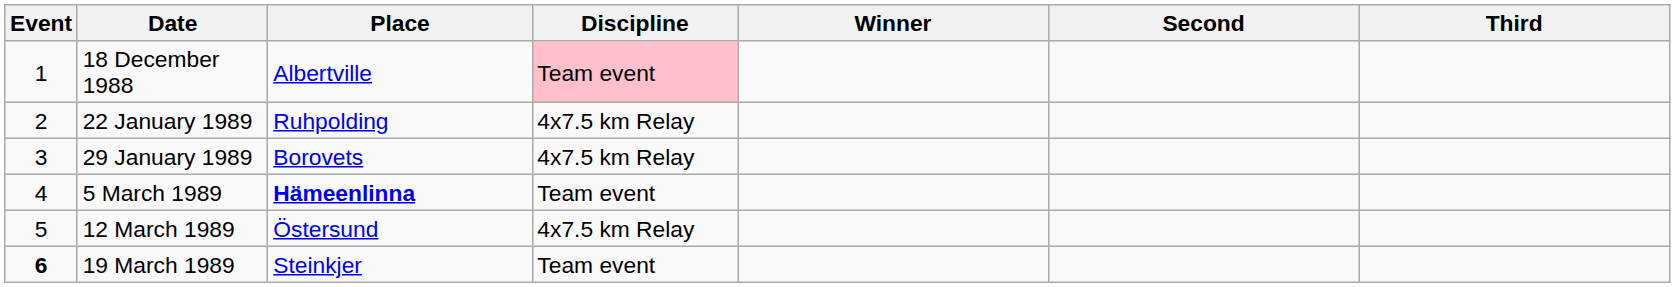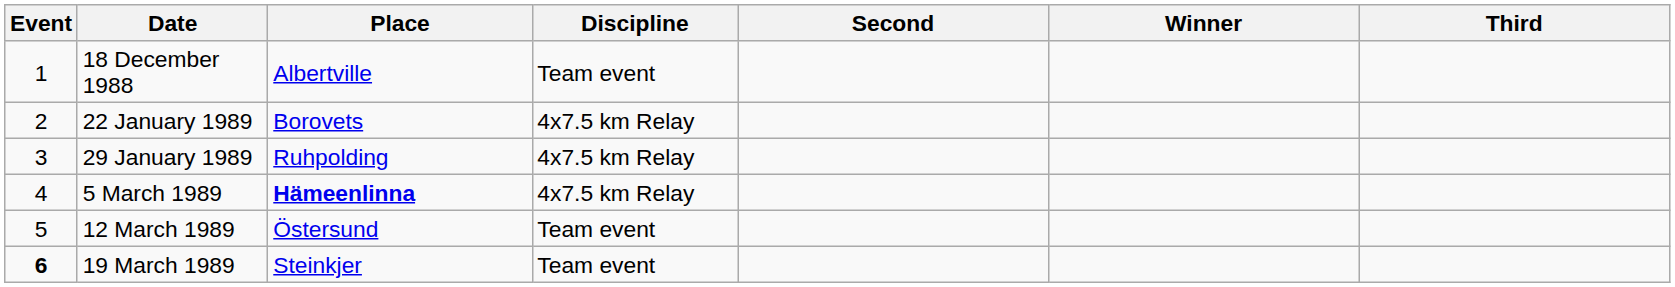columns swapped: (893, 23) <-> (1204, 23)
(596, 72) pink background -> (596, 72) no background
(331, 121) Ruhpolding -> (318, 121) Borovets
(318, 157) Borovets -> (331, 157) Ruhpolding
(596, 193) Team event -> (616, 193) 4x7.5 km Relay
(616, 229) 4x7.5 km Relay -> (596, 229) Team event
